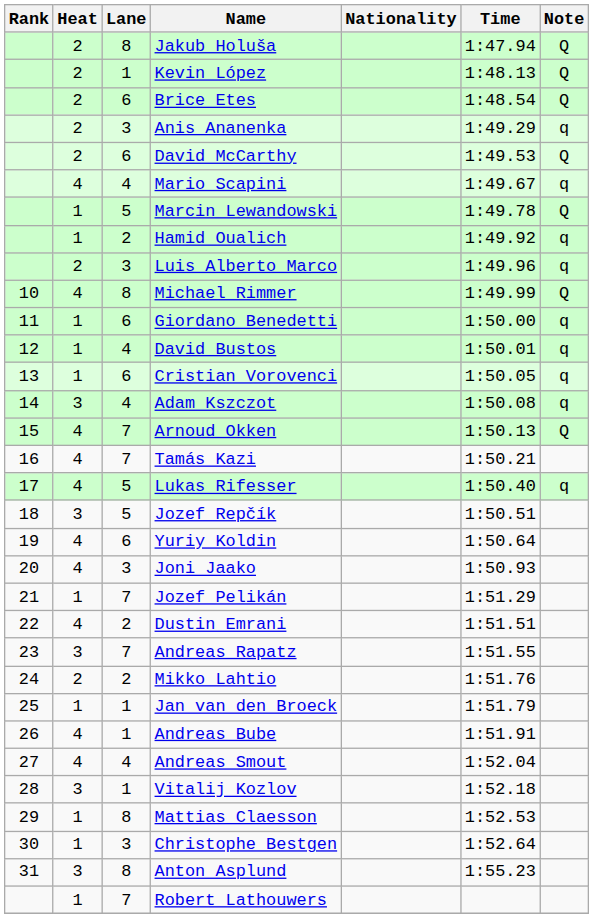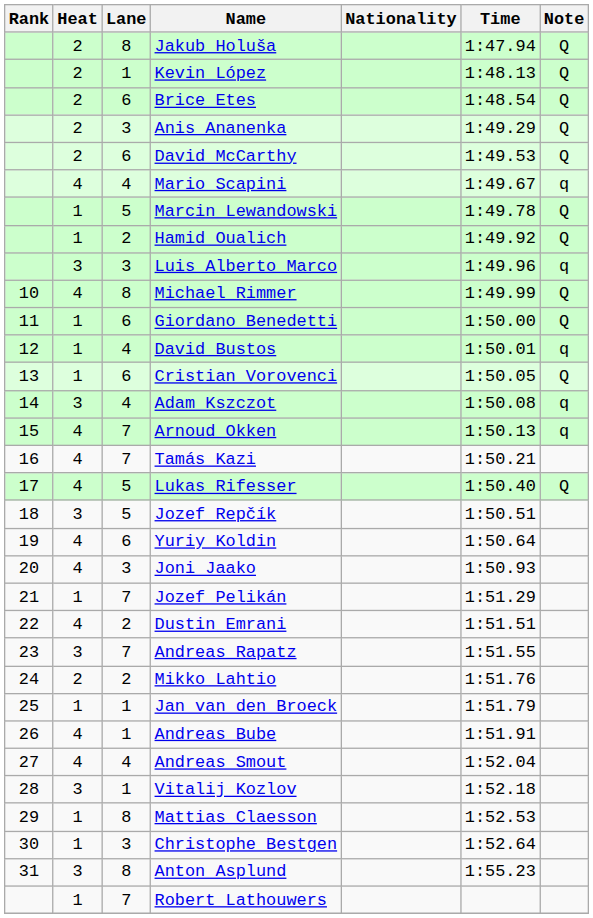(564, 129) q -> (564, 129) Q
(564, 239) q -> (564, 239) Q
(78, 266) 2 -> (78, 266) 3
(564, 321) q -> (564, 321) Q
(564, 376) q -> (564, 376) Q
(564, 432) Q -> (564, 432) q
(564, 487) q -> (564, 487) Q
